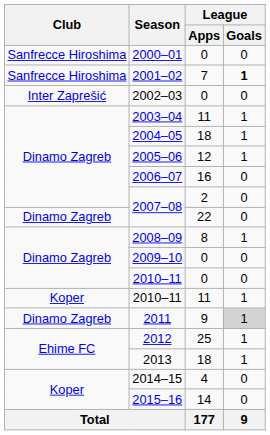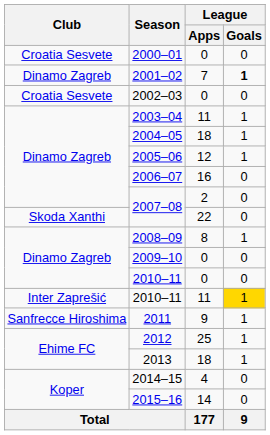(67, 55) Sanfrecce Hiroshima -> (67, 55) Croatia Sesvete
(67, 76) Sanfrecce Hiroshima -> (67, 76) Dinamo Zagreb
(67, 96) Inter Zaprešić -> (67, 96) Croatia Sesvete
(67, 217) Dinamo Zagreb -> (67, 217) Skoda Xanthi
(67, 298) Koper -> (67, 298) Inter Zaprešić
(244, 298) no background -> (244, 298) gold background
(67, 319) Dinamo Zagreb -> (67, 319) Sanfrecce Hiroshima
(244, 319) lightgrey background -> (244, 319) no background
